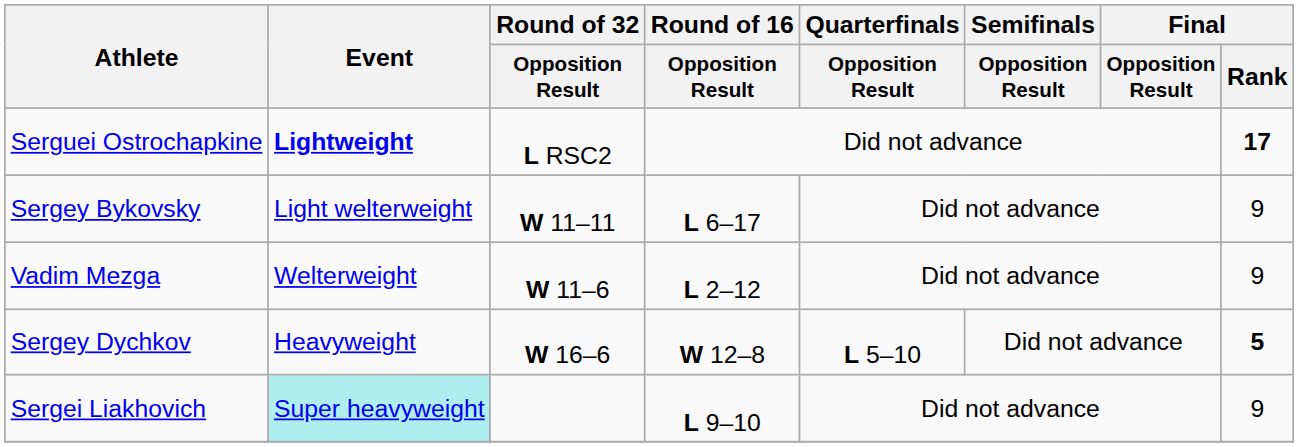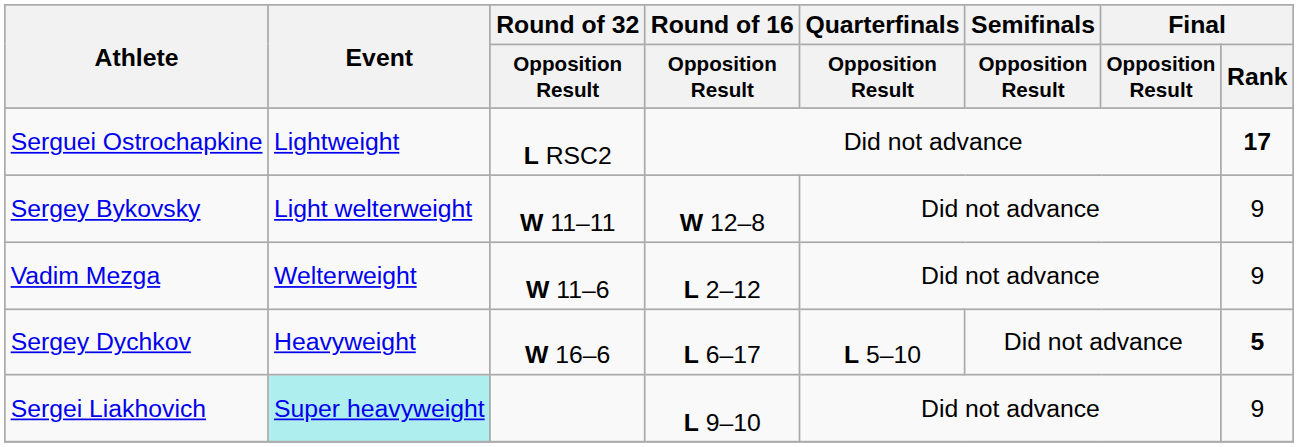(343, 142) bold -> (337, 142) normal
(722, 223) L 6–17 -> (722, 223) W 12–8
(722, 356) W 12–8 -> (722, 356) L 6–17
